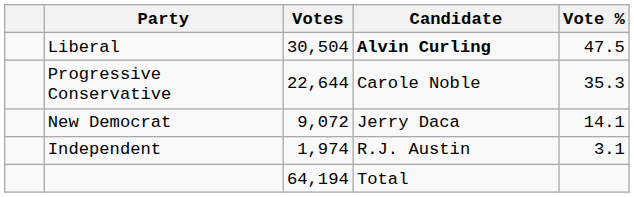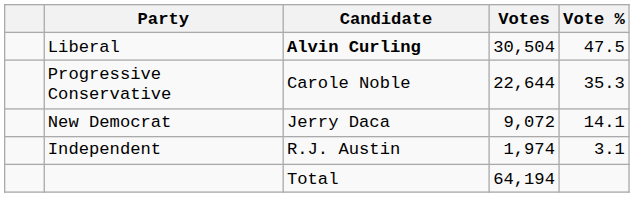columns swapped: (456, 19) <-> (318, 19)
